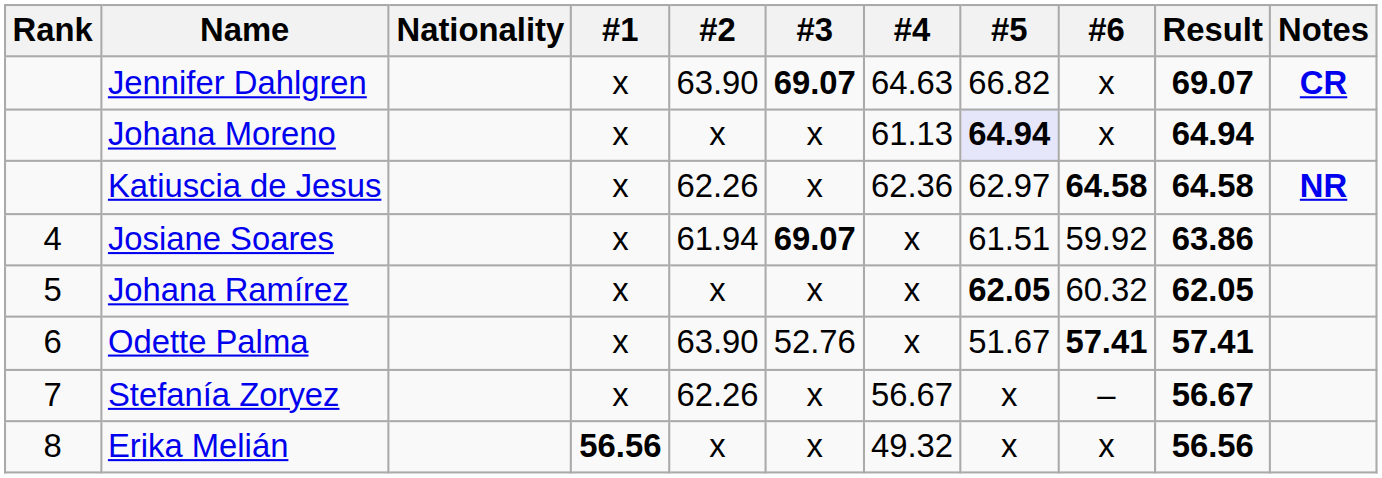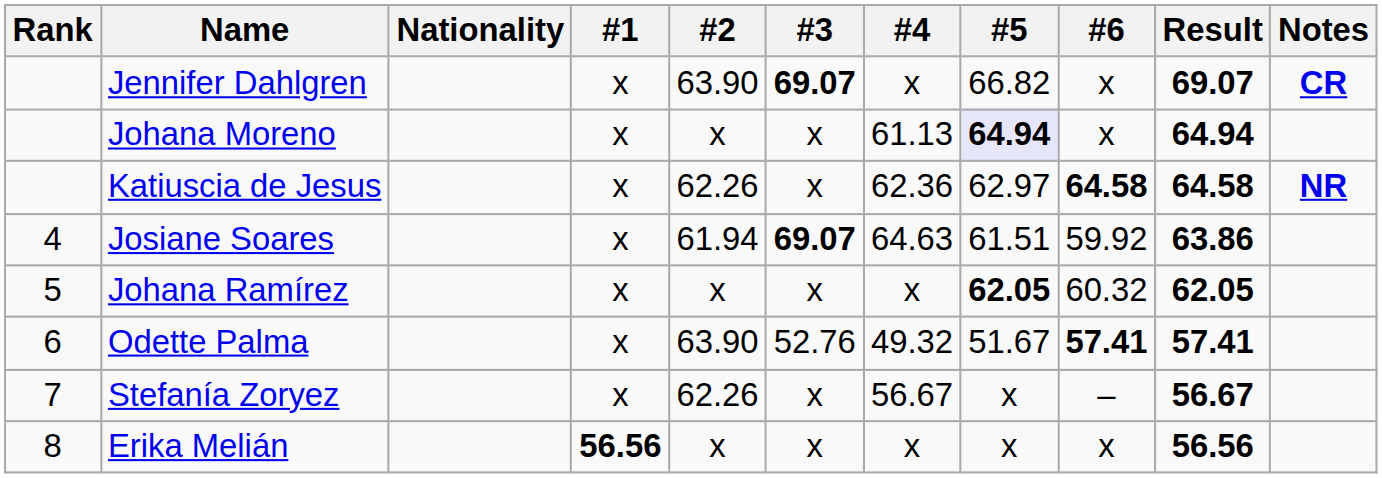(912, 82) 64.63 -> (912, 82) x
(912, 238) x -> (912, 238) 64.63
(912, 342) x -> (912, 342) 49.32
(912, 446) 49.32 -> (912, 446) x
